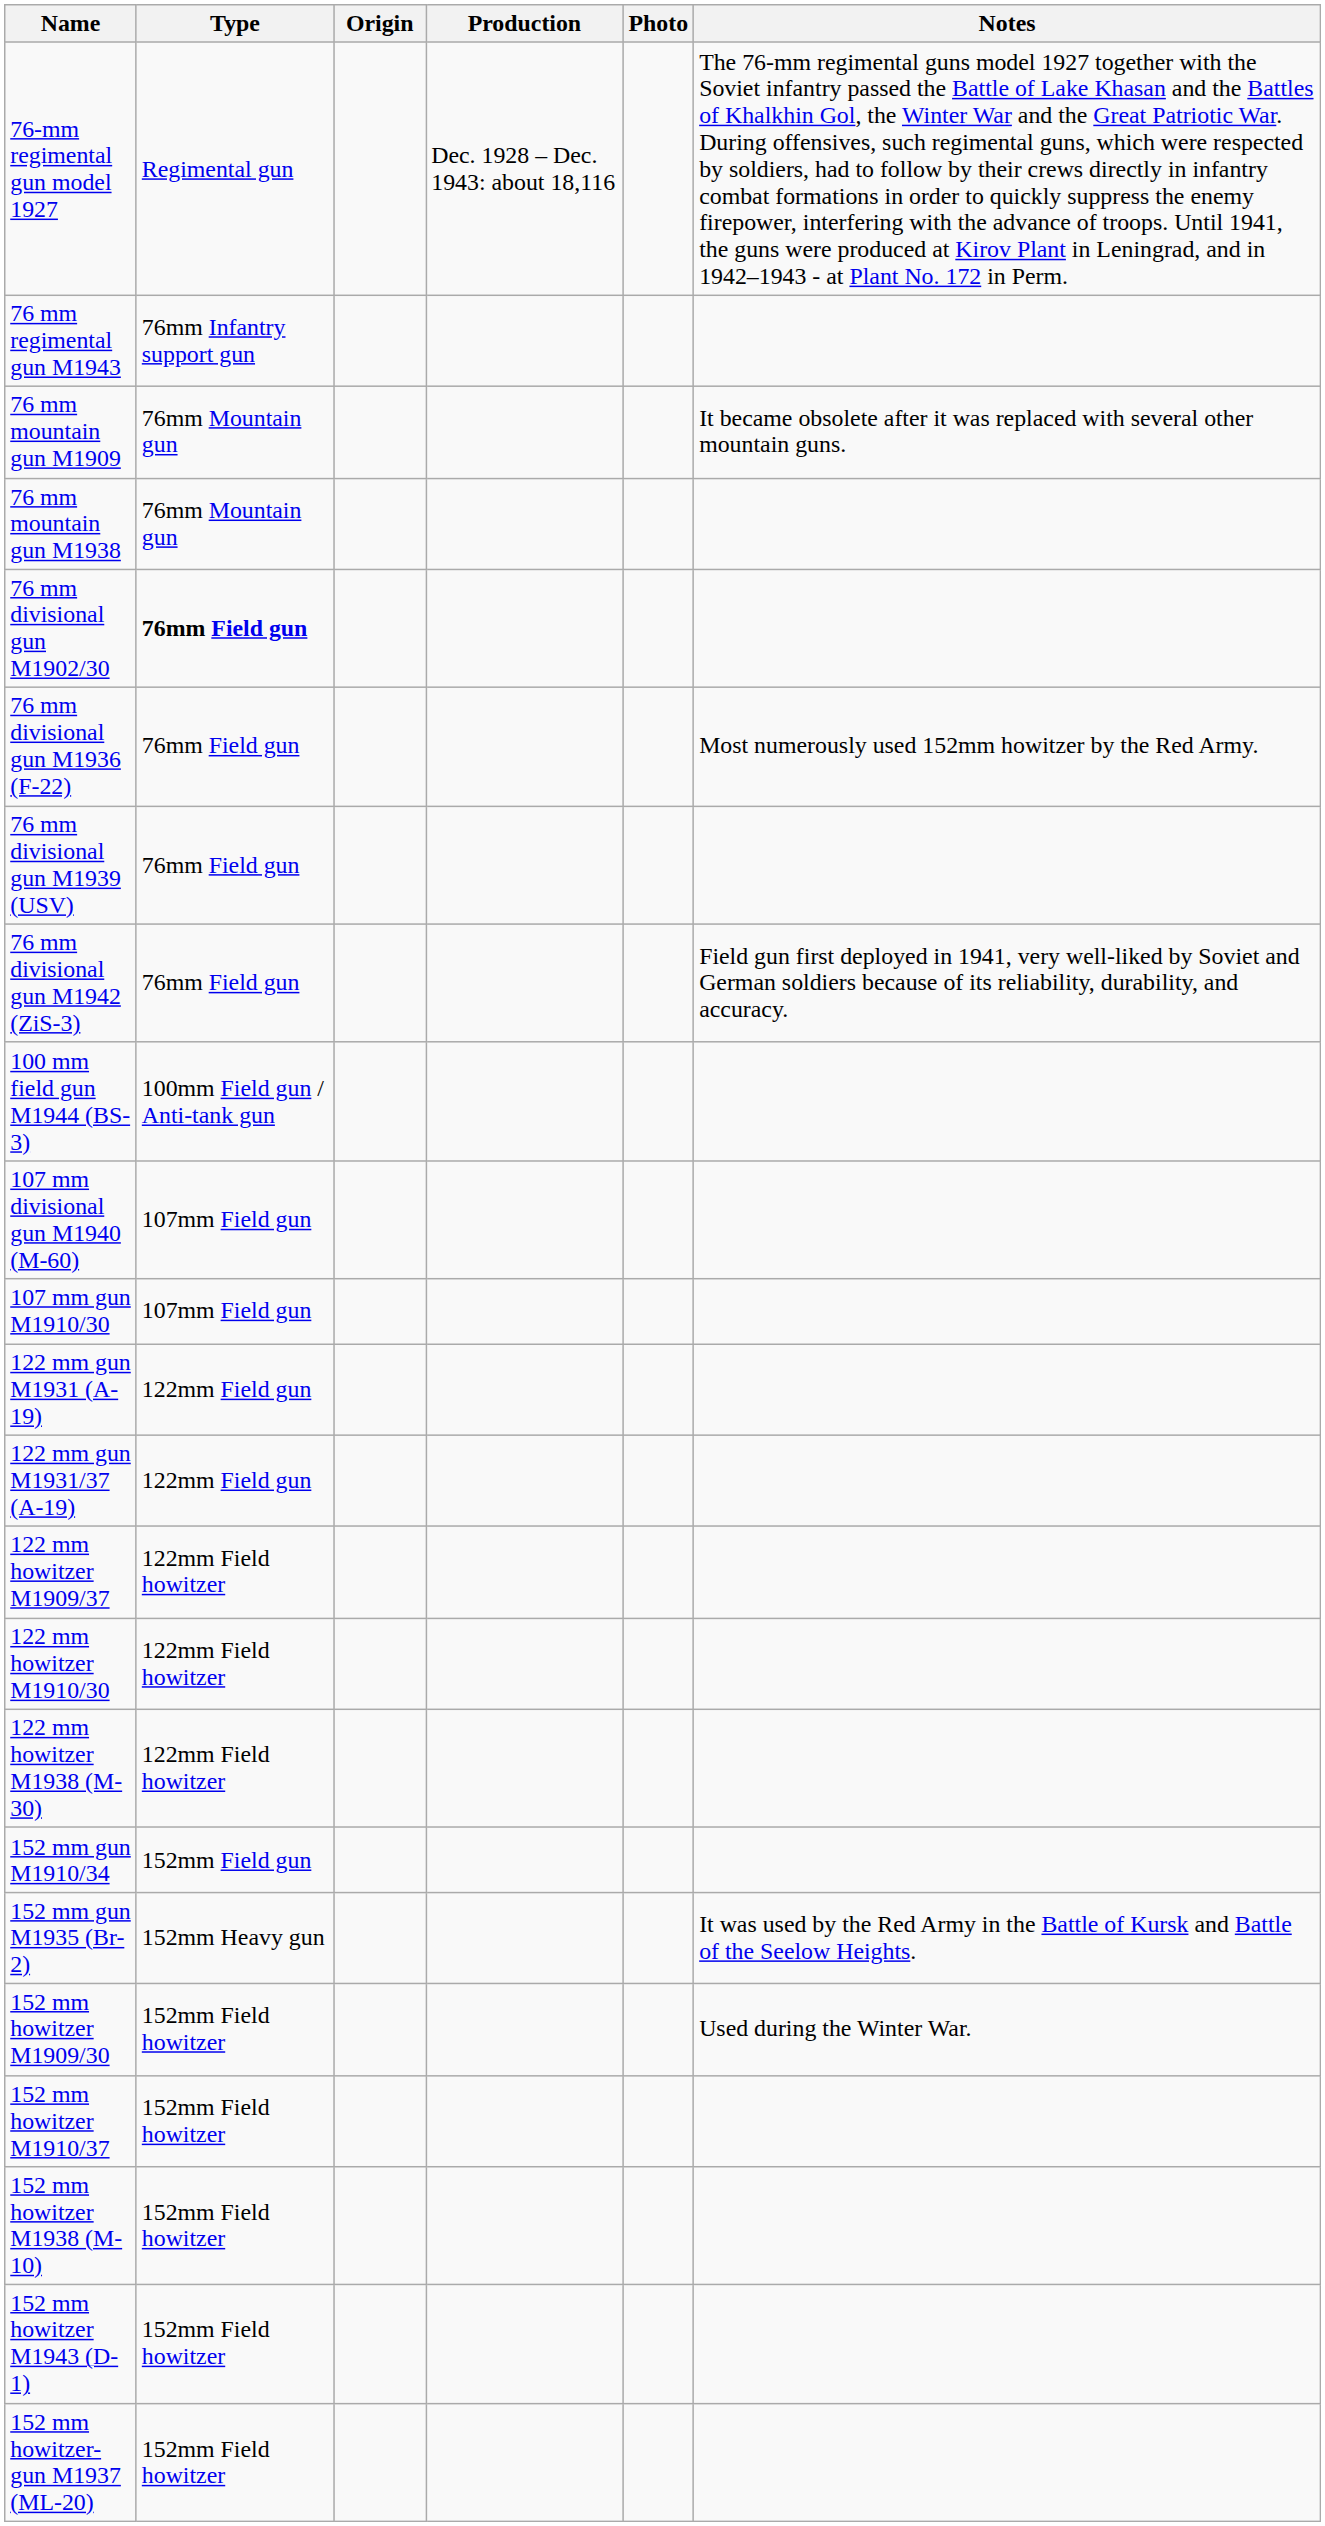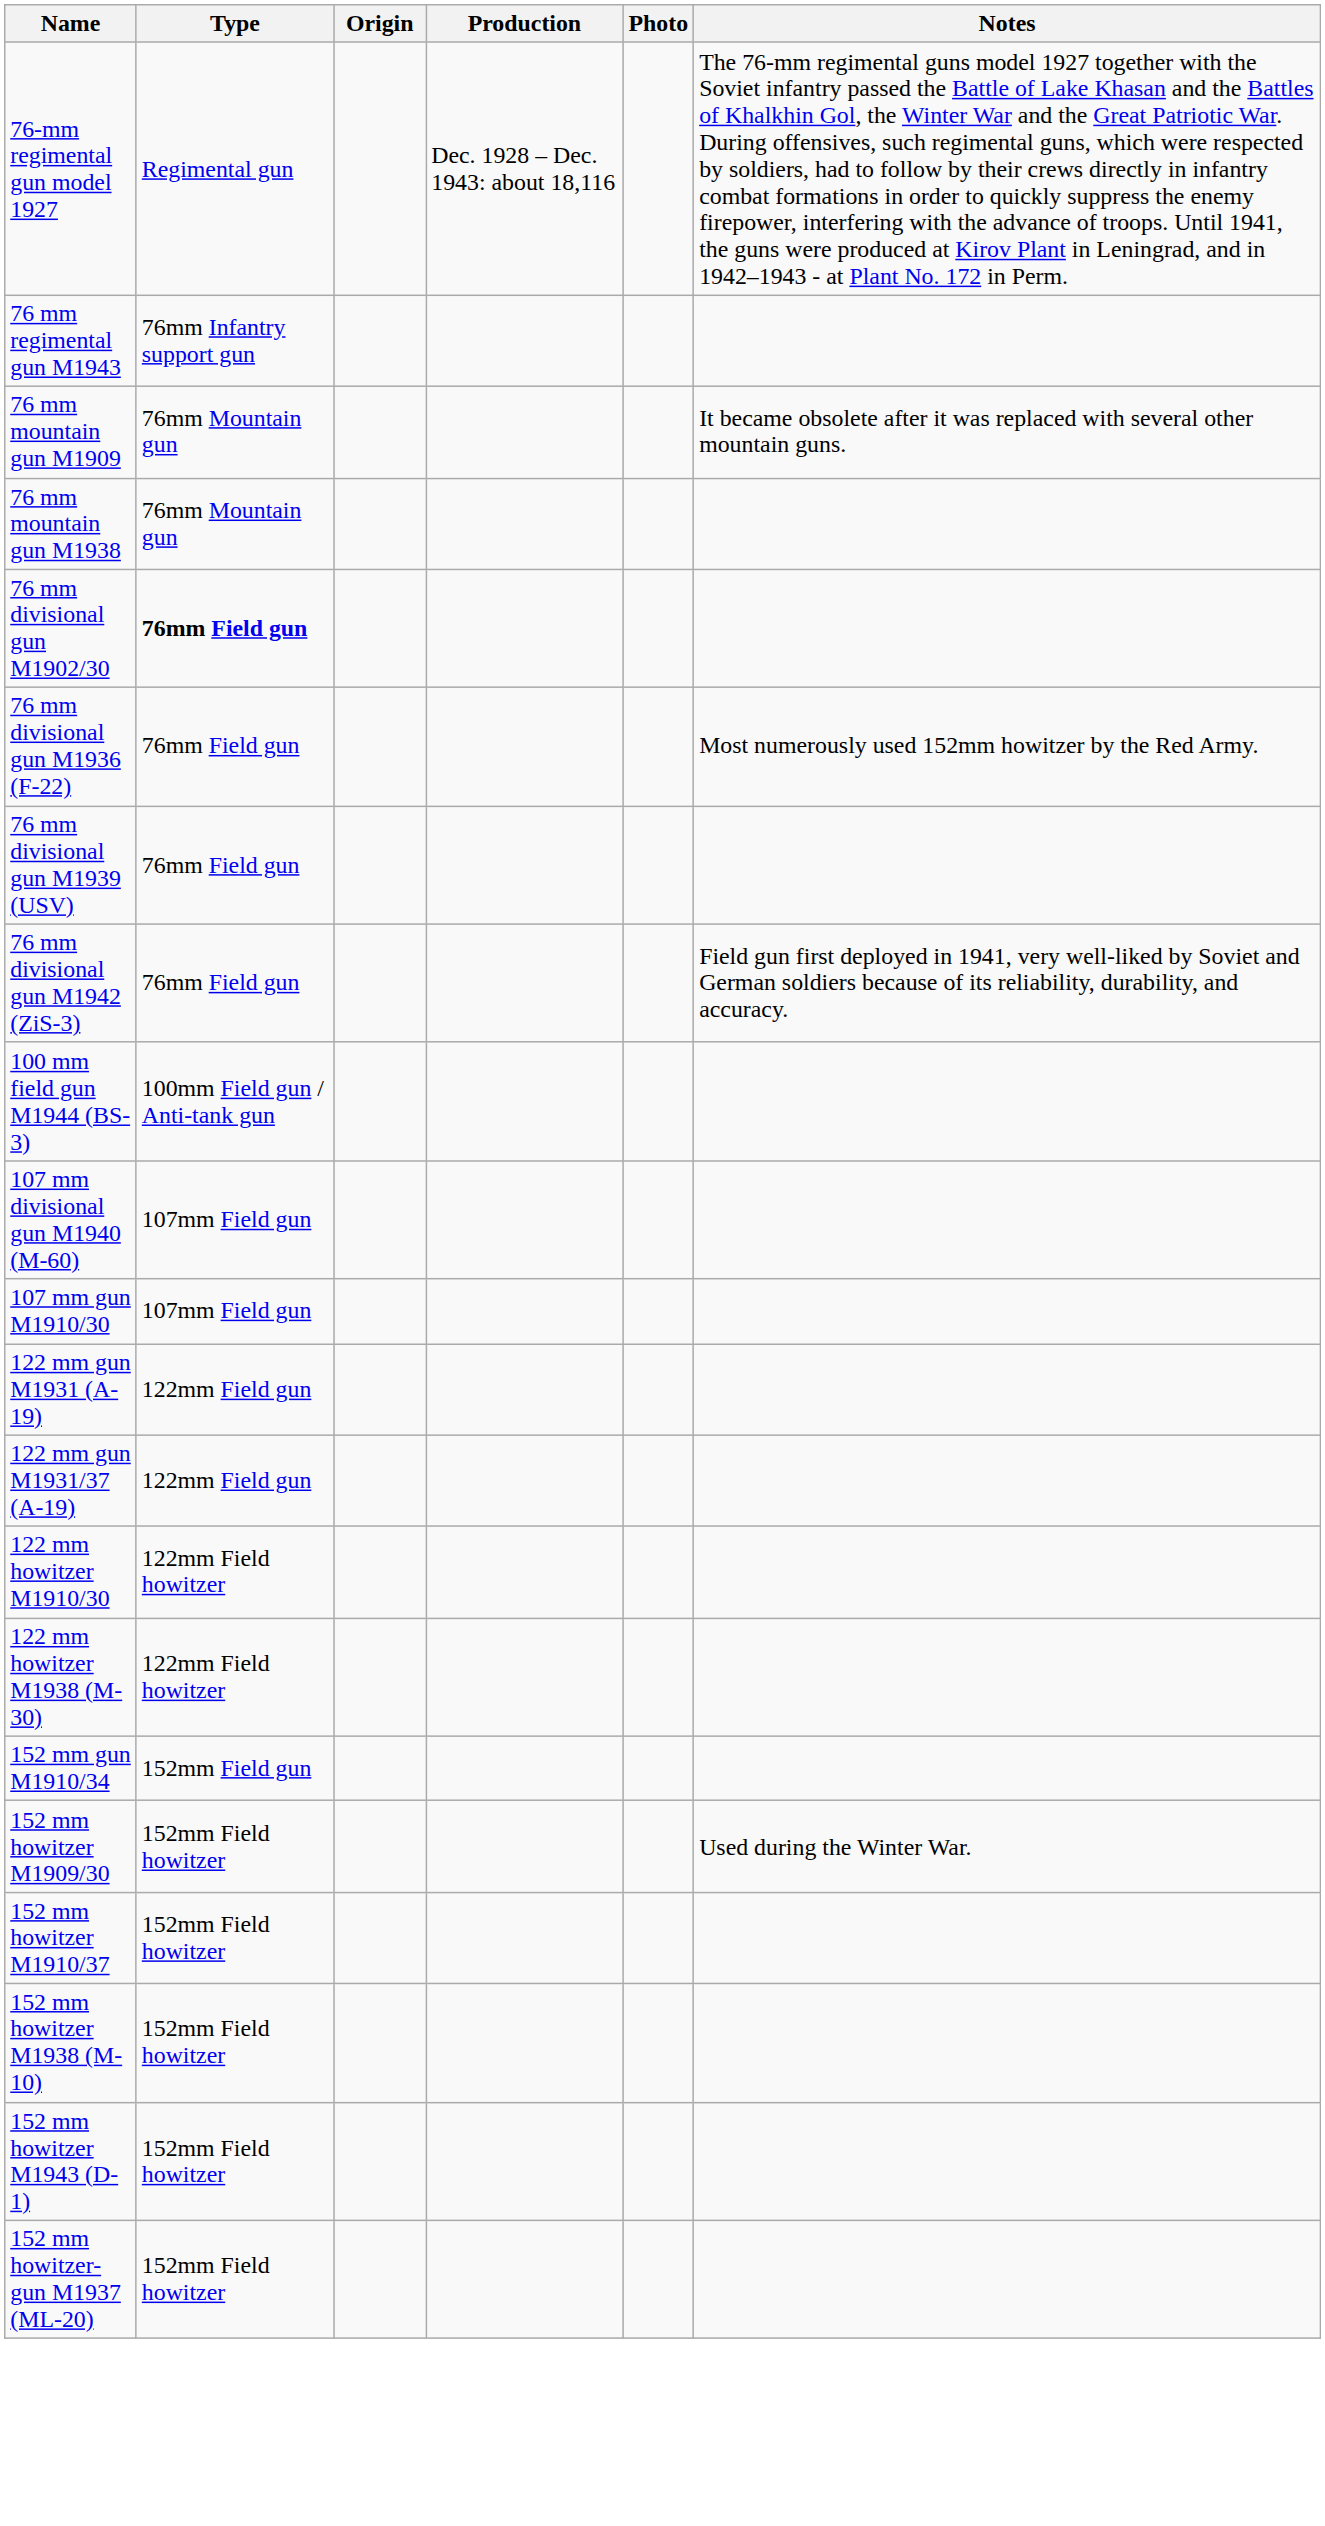- row: (60, 1571)
- row: (71, 1937)
